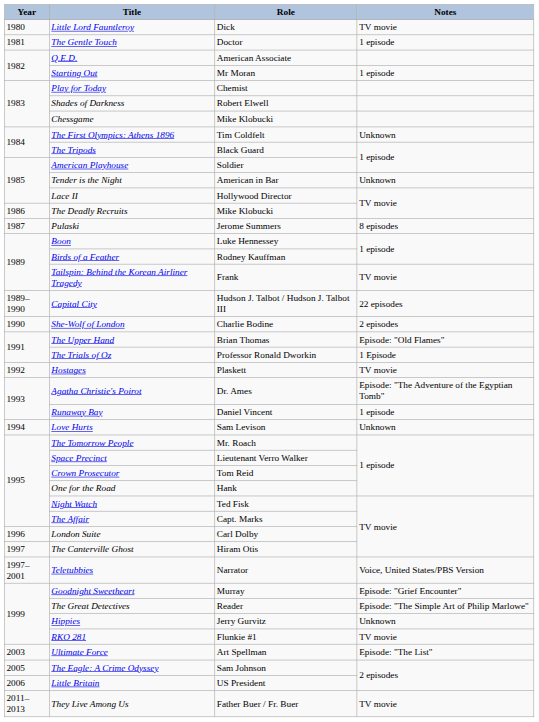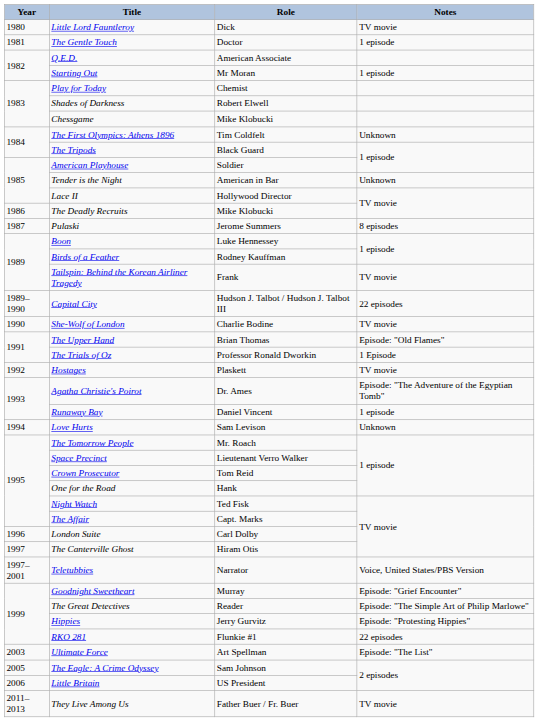(379, 324) 2 episodes -> (378, 324) TV movie
(377, 621) Unknown -> (415, 621) Episode: "Protesting Hippies"
(378, 637) TV movie -> (381, 637) 22 episodes
